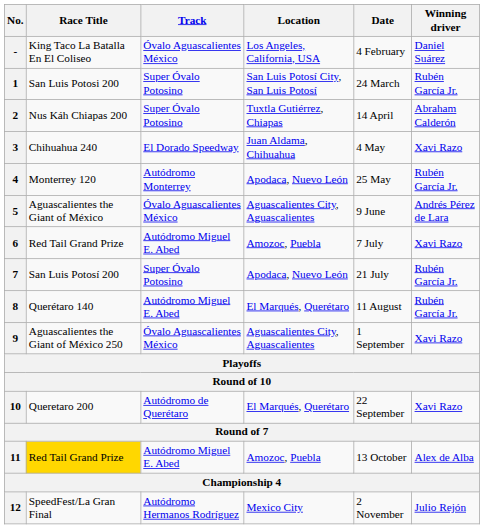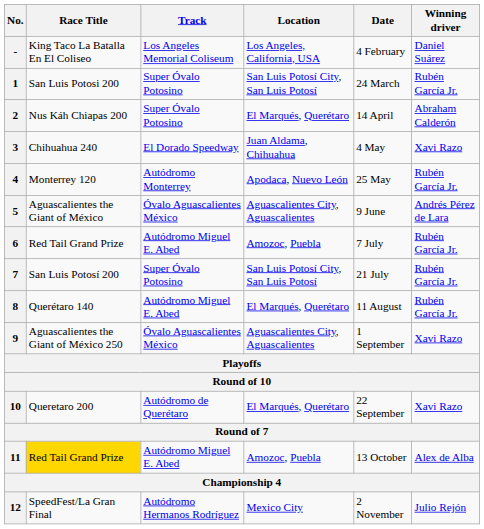(192, 52) Óvalo Aguascalientes México -> (188, 52) Los Angeles Memorial Coliseum
(285, 116) Tuxtla Gutiérrez, Chiapas -> (298, 116) El Marqués, Querétaro
(438, 243) Xavi Razo -> (436, 243) Rubén García Jr.
(297, 275) Apodaca, Nuevo León -> (294, 275) San Luis Potosí City, San Luis Potosí
